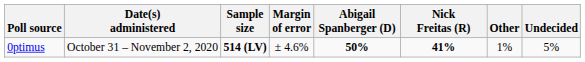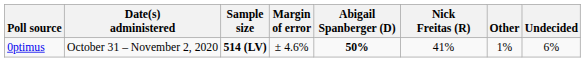(444, 47) bold -> (444, 47) normal
(551, 47) 5% -> (551, 47) 6%
